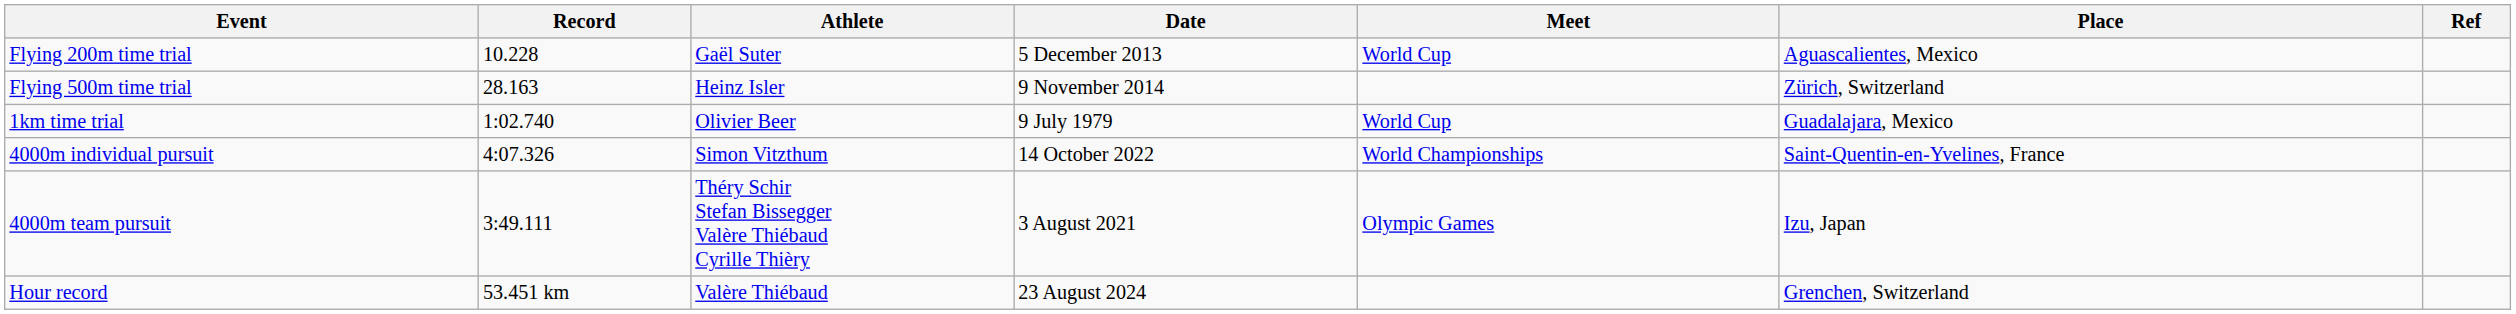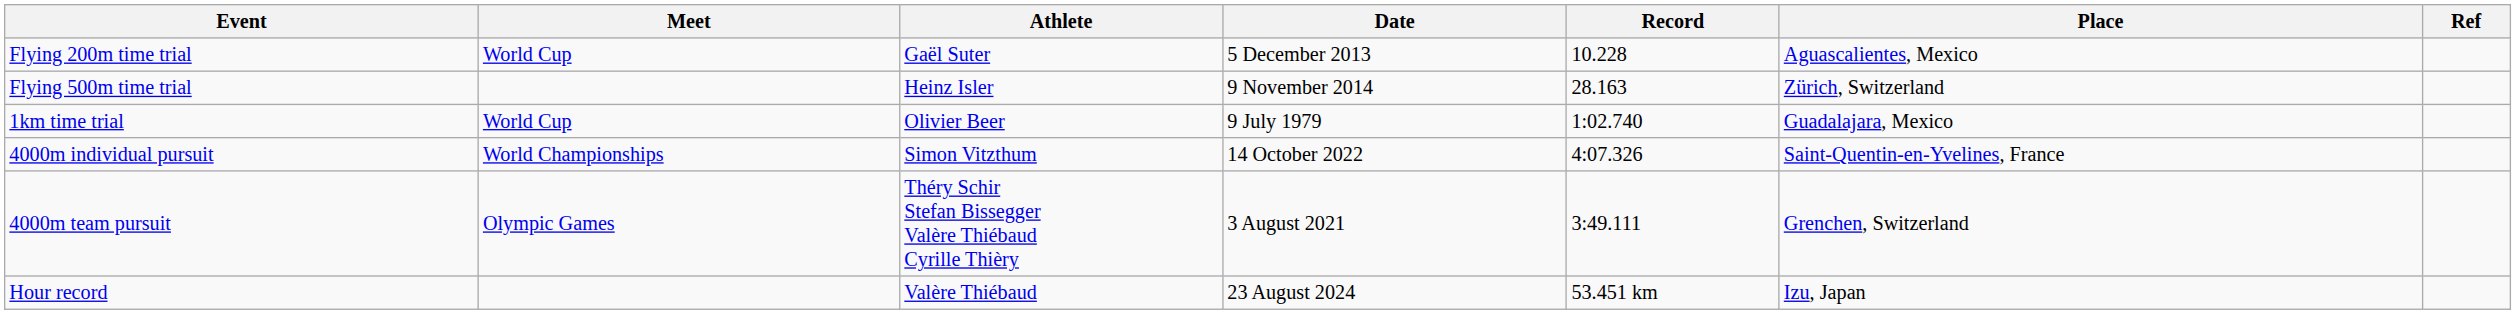columns swapped: (584, 21) <-> (1568, 21)
(1825, 223) Izu, Japan -> (1876, 223) Grenchen, Switzerland
(1876, 293) Grenchen, Switzerland -> (1825, 293) Izu, Japan
